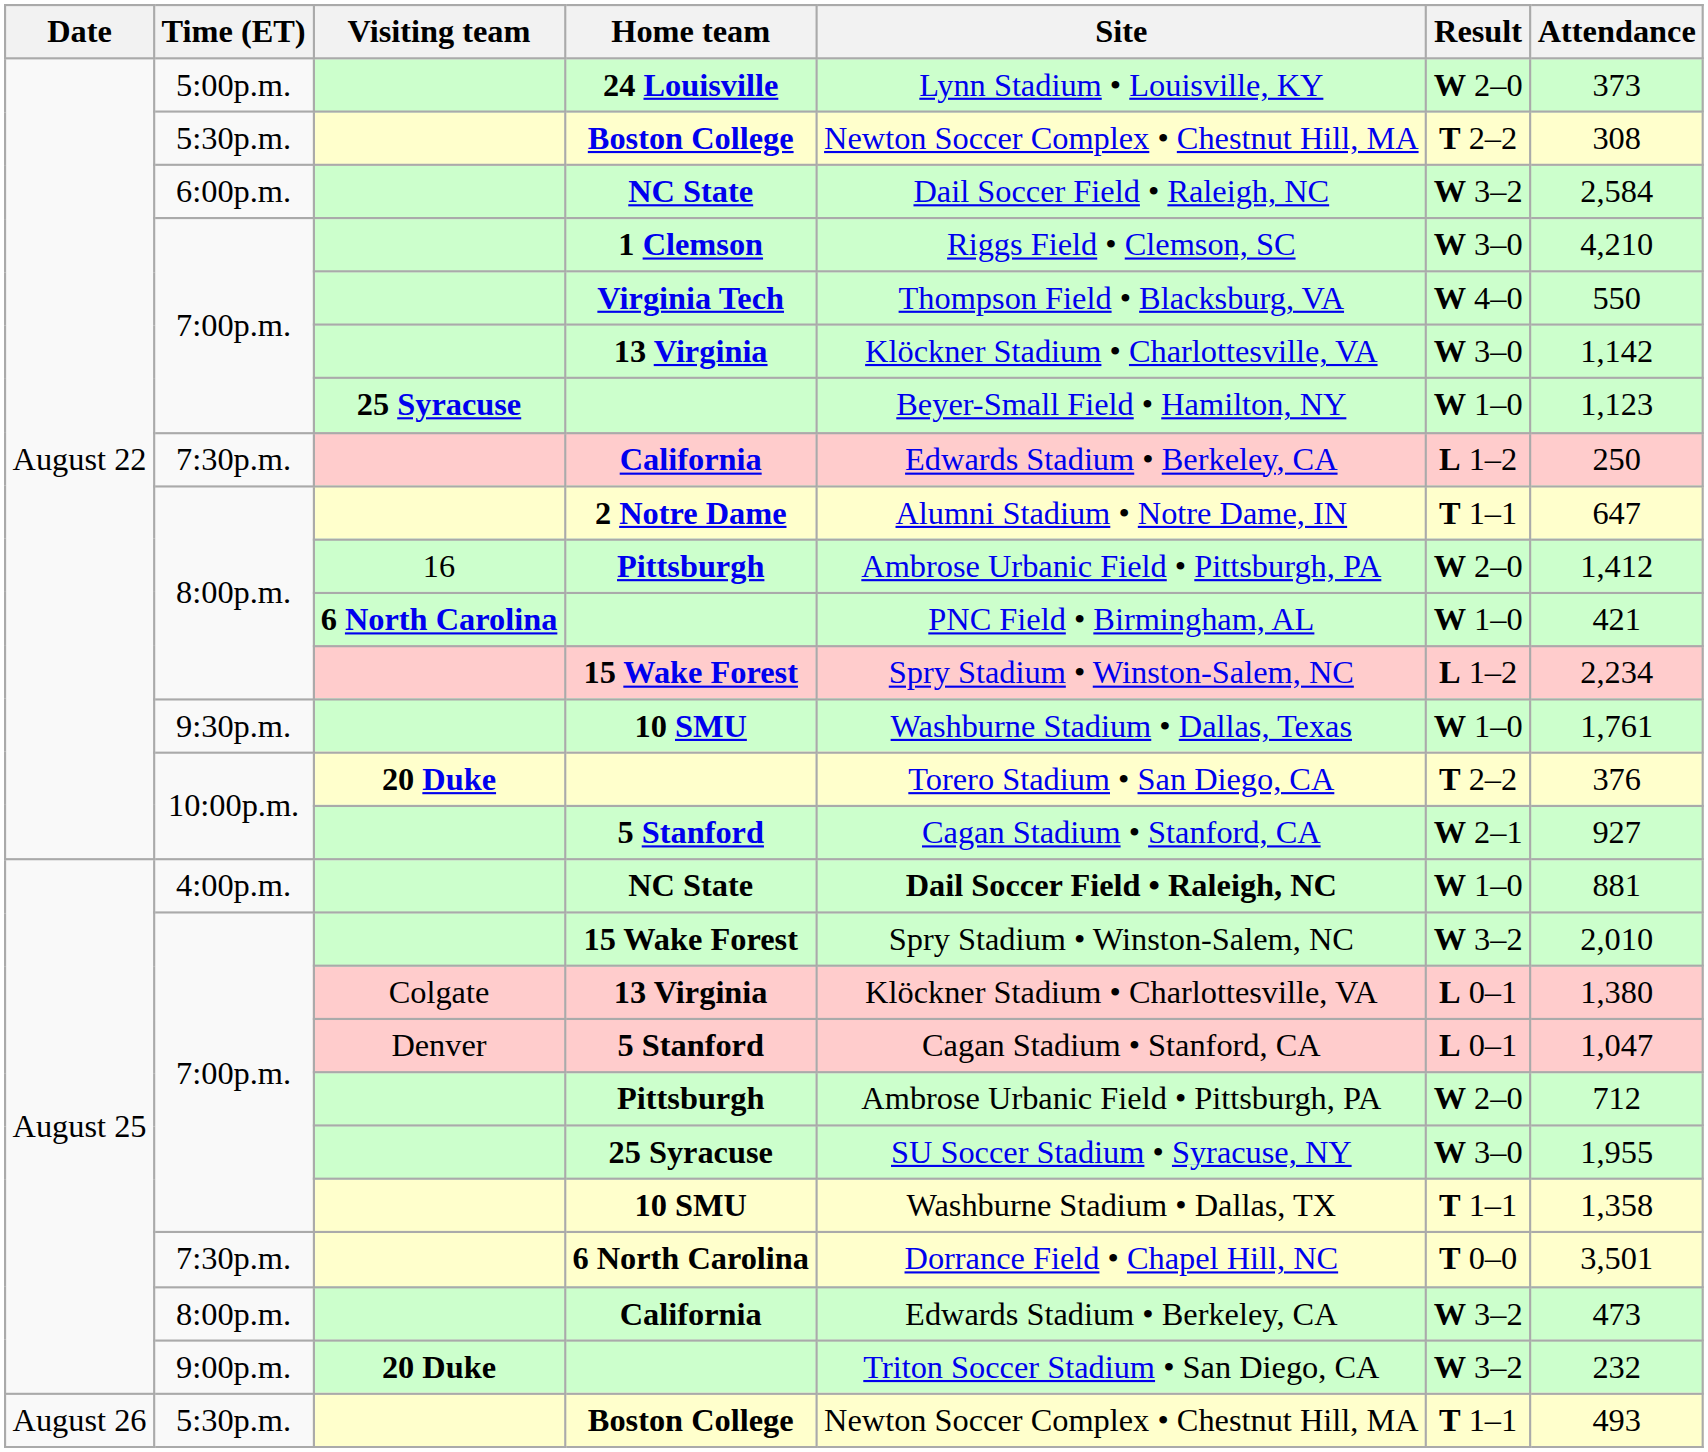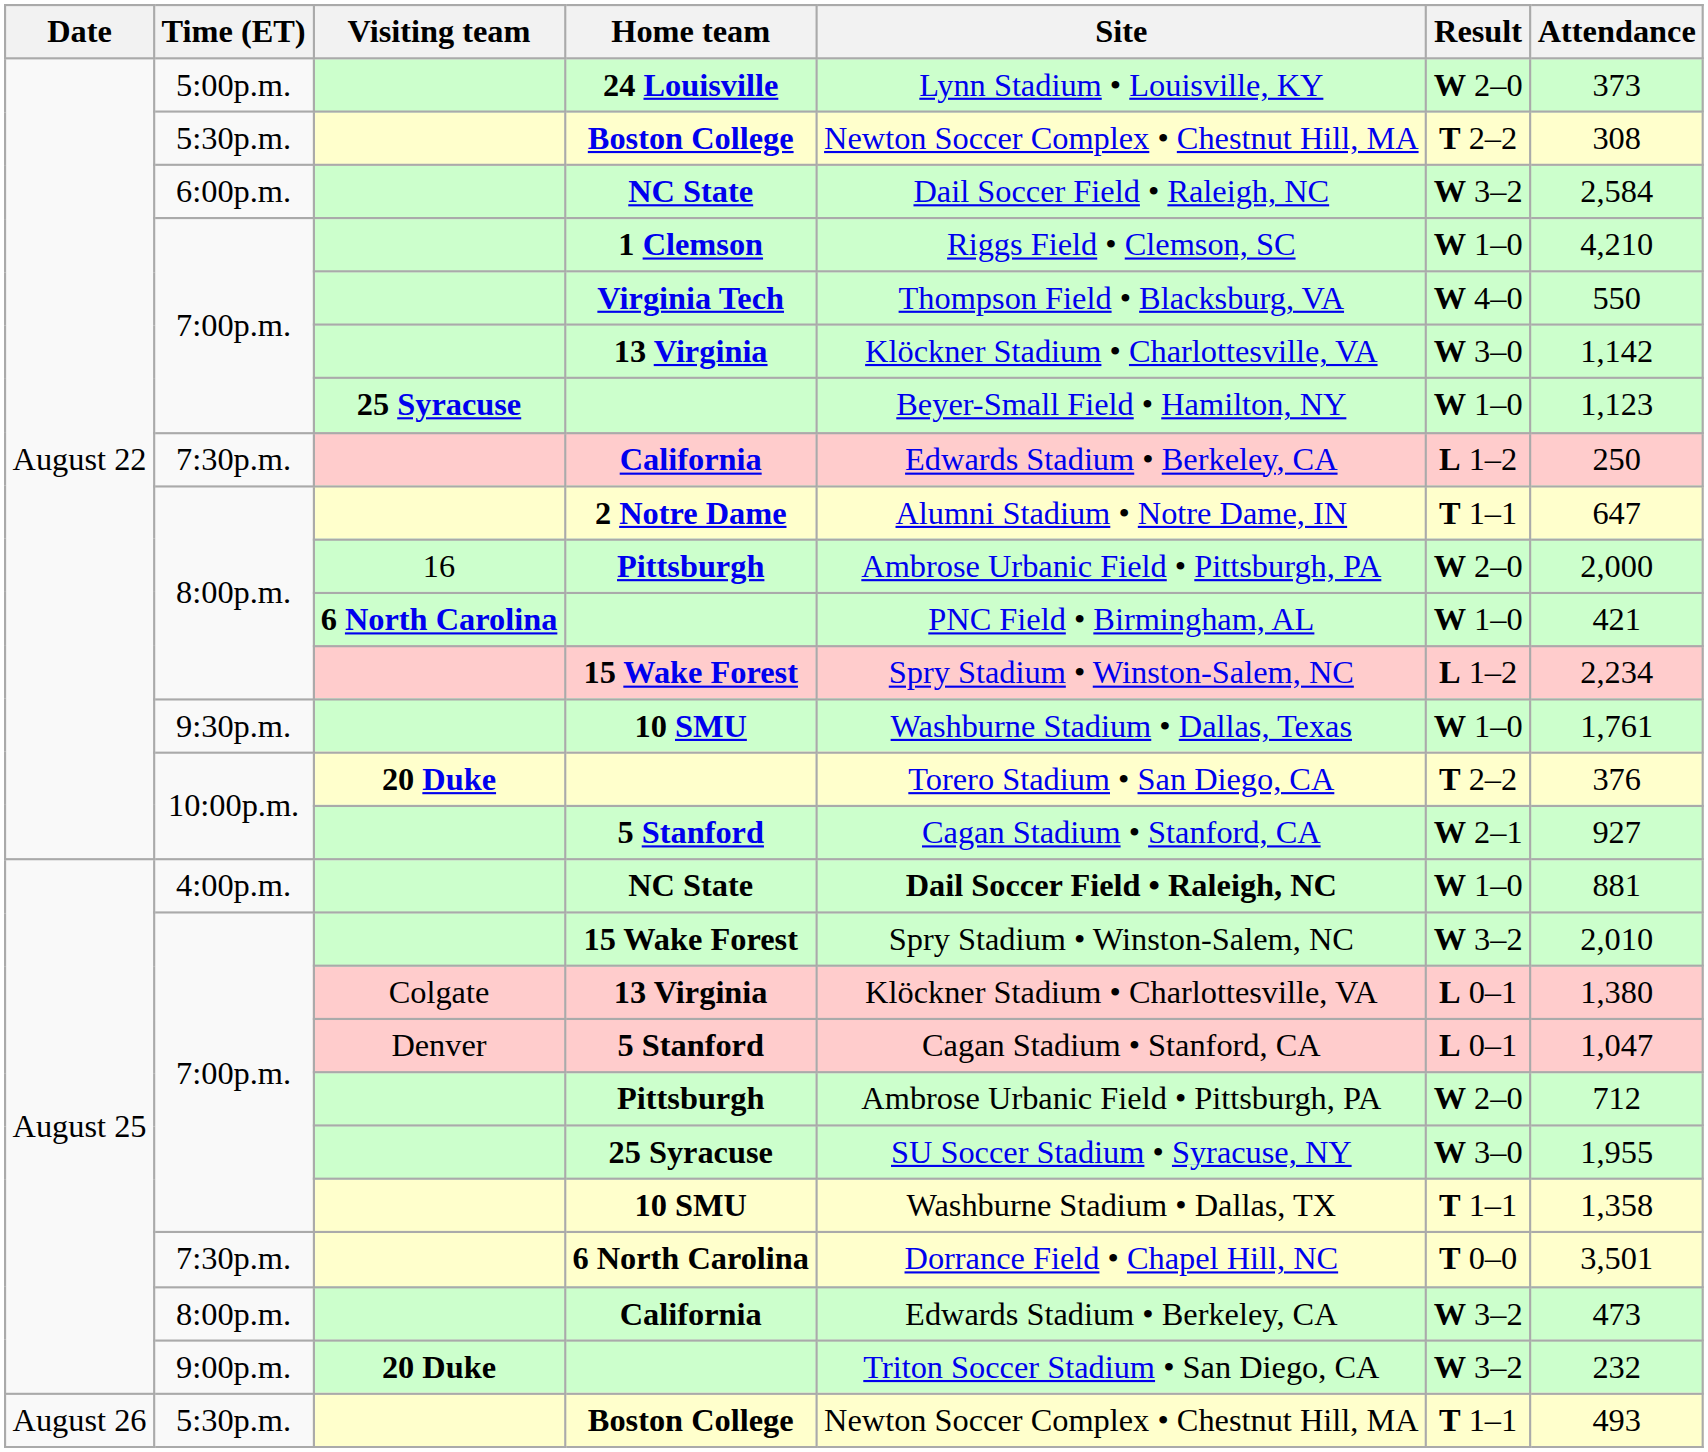(1478, 244) W 3–0 -> (1478, 244) W 1–0
(1617, 565) 1,412 -> (1617, 565) 2,000
